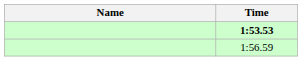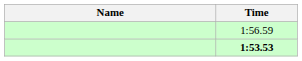rows swapped: (257, 30) <-> (257, 47)
